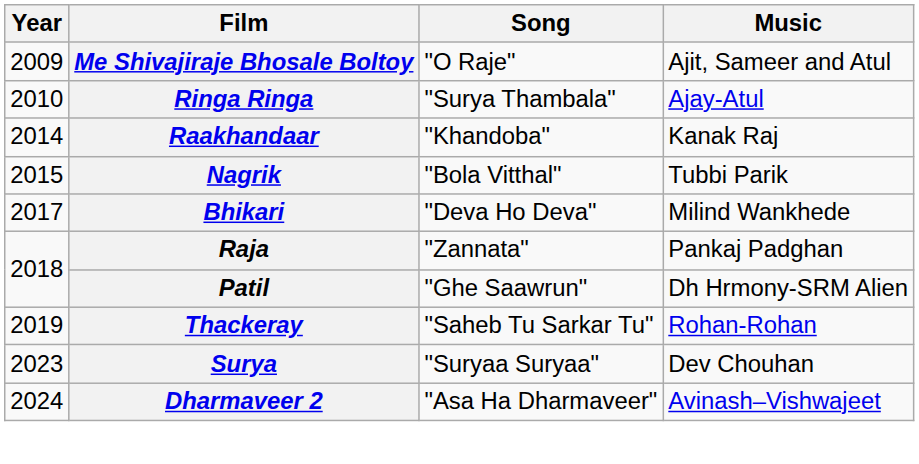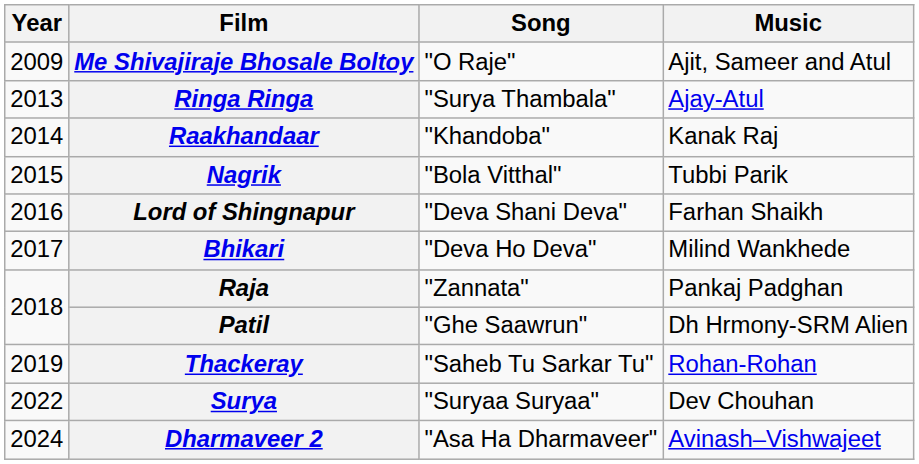(37, 99) 2010 -> (37, 99) 2013
+ row: (244, 212)
(37, 363) 2023 -> (37, 401) 2022
